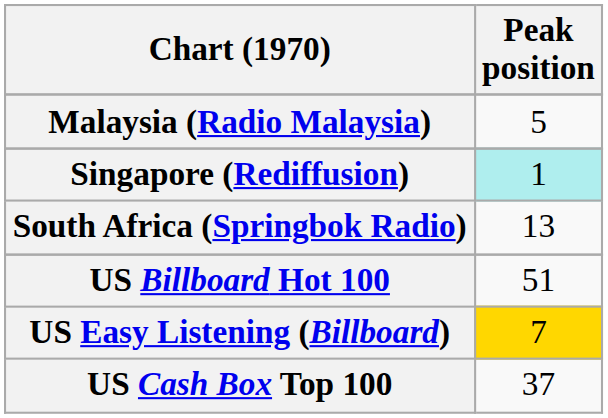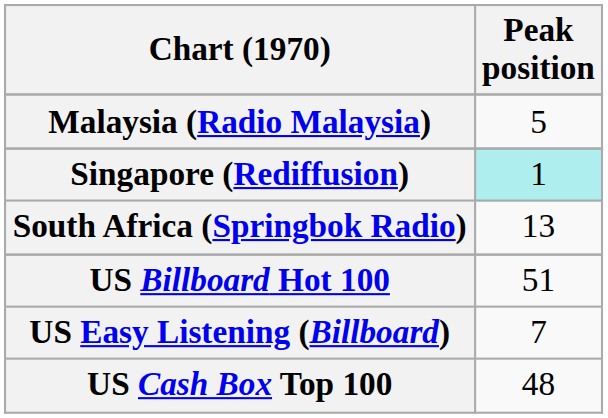(538, 332) gold background -> (538, 332) no background
(538, 385) 37 -> (538, 385) 48
